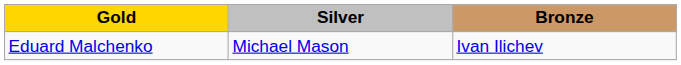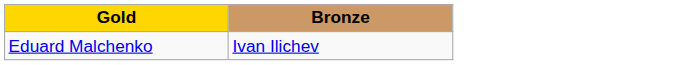- column: (340, 18)
